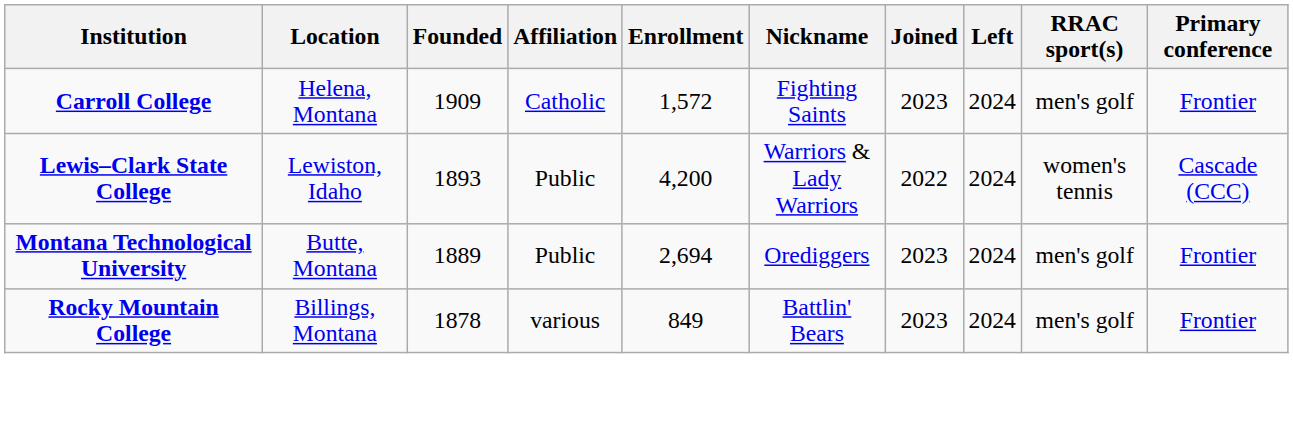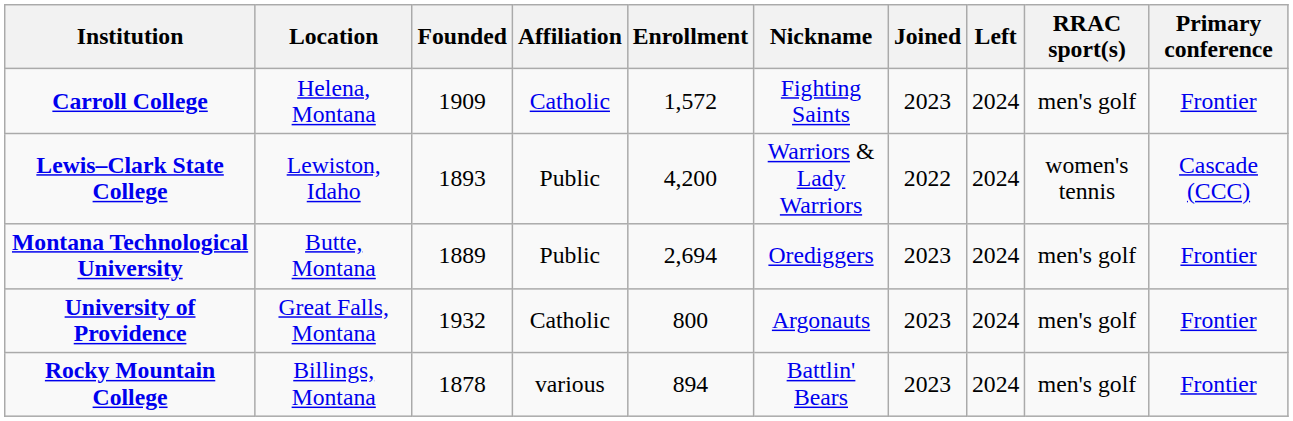+ row: (130, 320)
(686, 320) 849 -> (690, 384) 894
